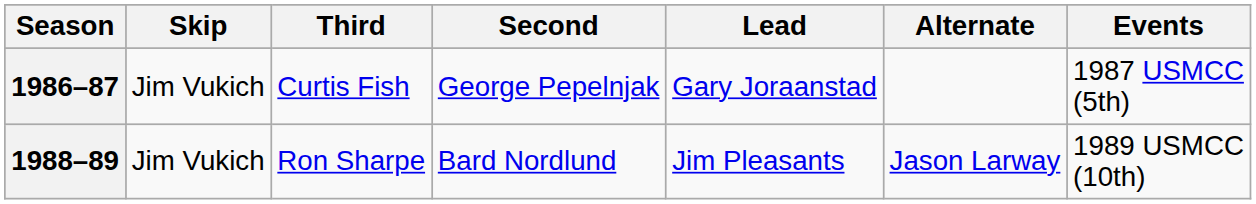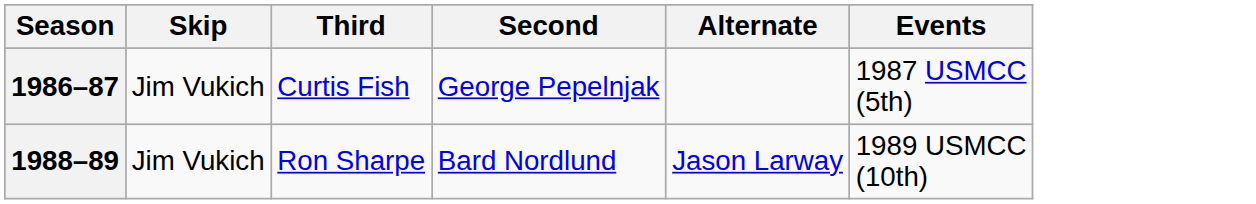- column: (774, 26)
